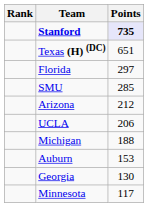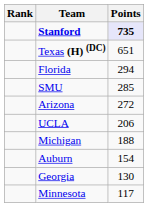(126, 69) 297 -> (126, 69) 294
(126, 105) 212 -> (126, 105) 272
(126, 158) 153 -> (126, 158) 154
